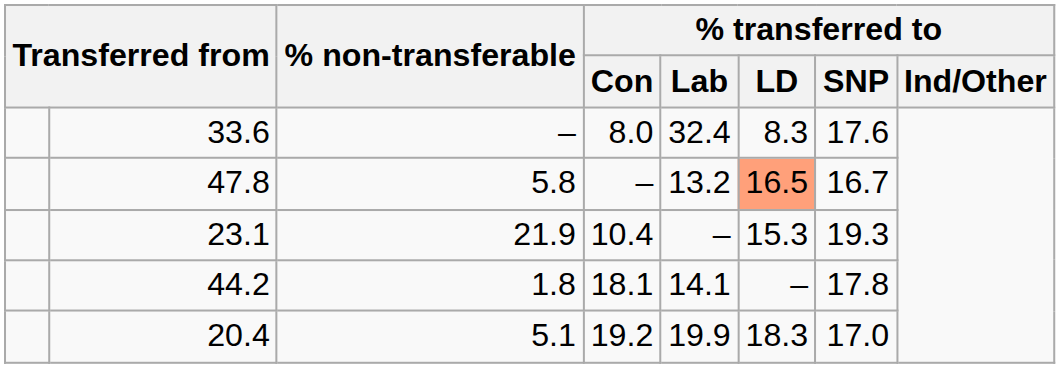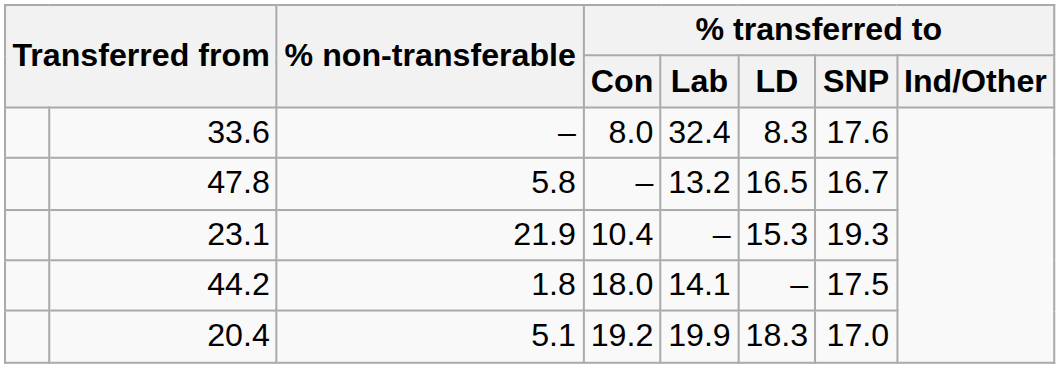(777, 183) lightsalmon background -> (777, 183) no background
(622, 285) 18.1 -> (622, 285) 18.0
(858, 285) 17.8 -> (858, 285) 17.5
